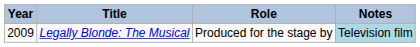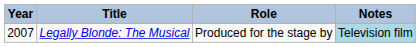(21, 33) 2009 -> (21, 33) 2007
